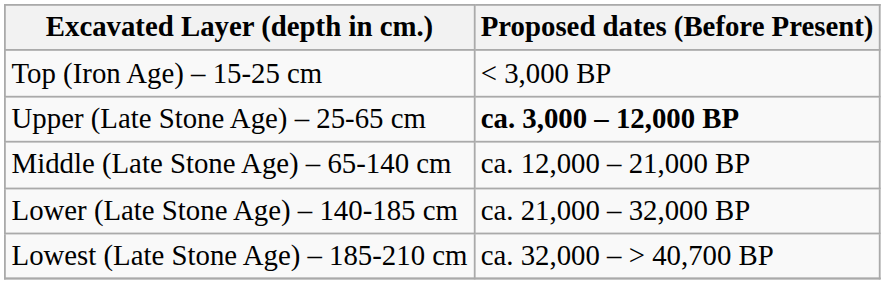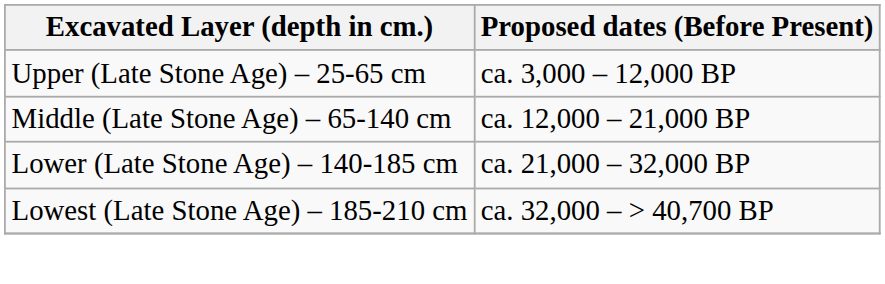- row: (167, 73)
(610, 118) bold -> (608, 73) normal
